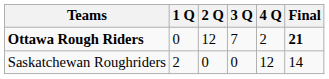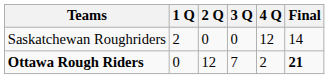rows swapped: (87, 62) <-> (76, 39)
